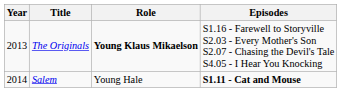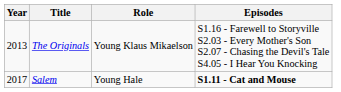(146, 46) bold -> (143, 46) normal
(17, 79) 2014 -> (17, 79) 2017
